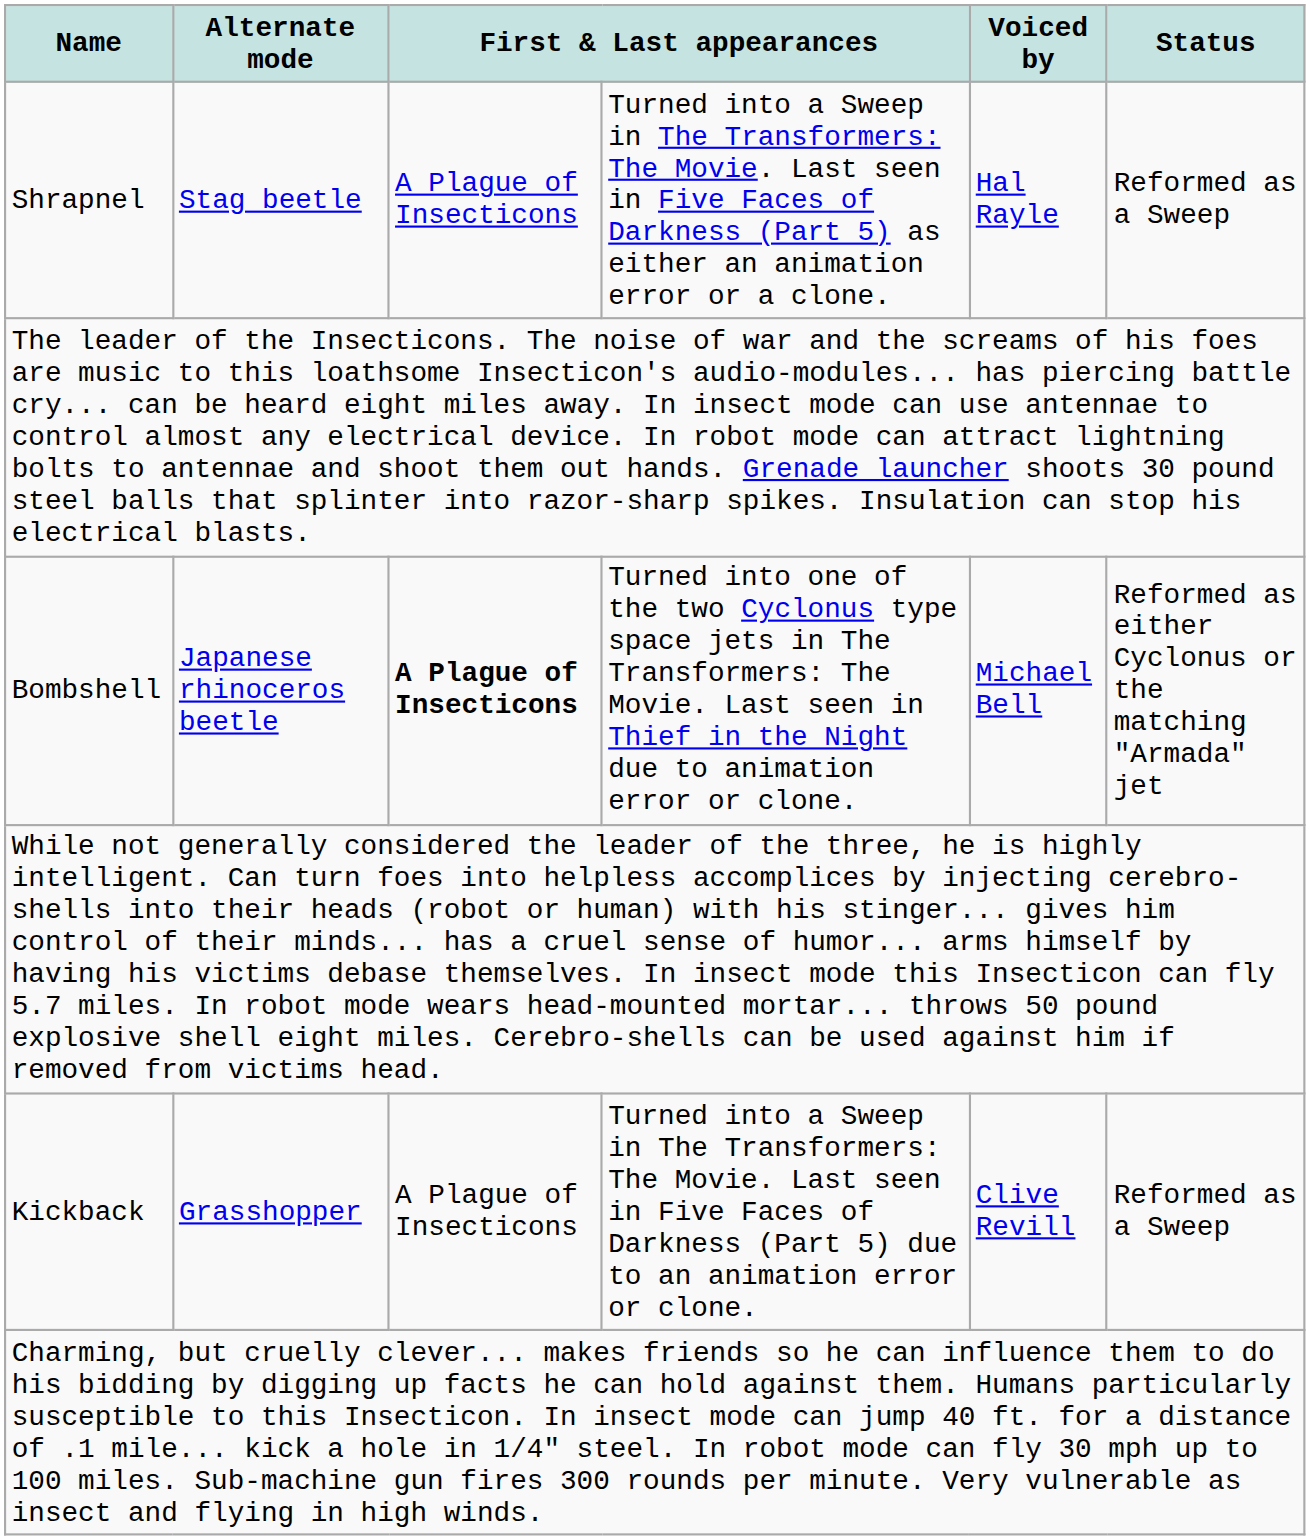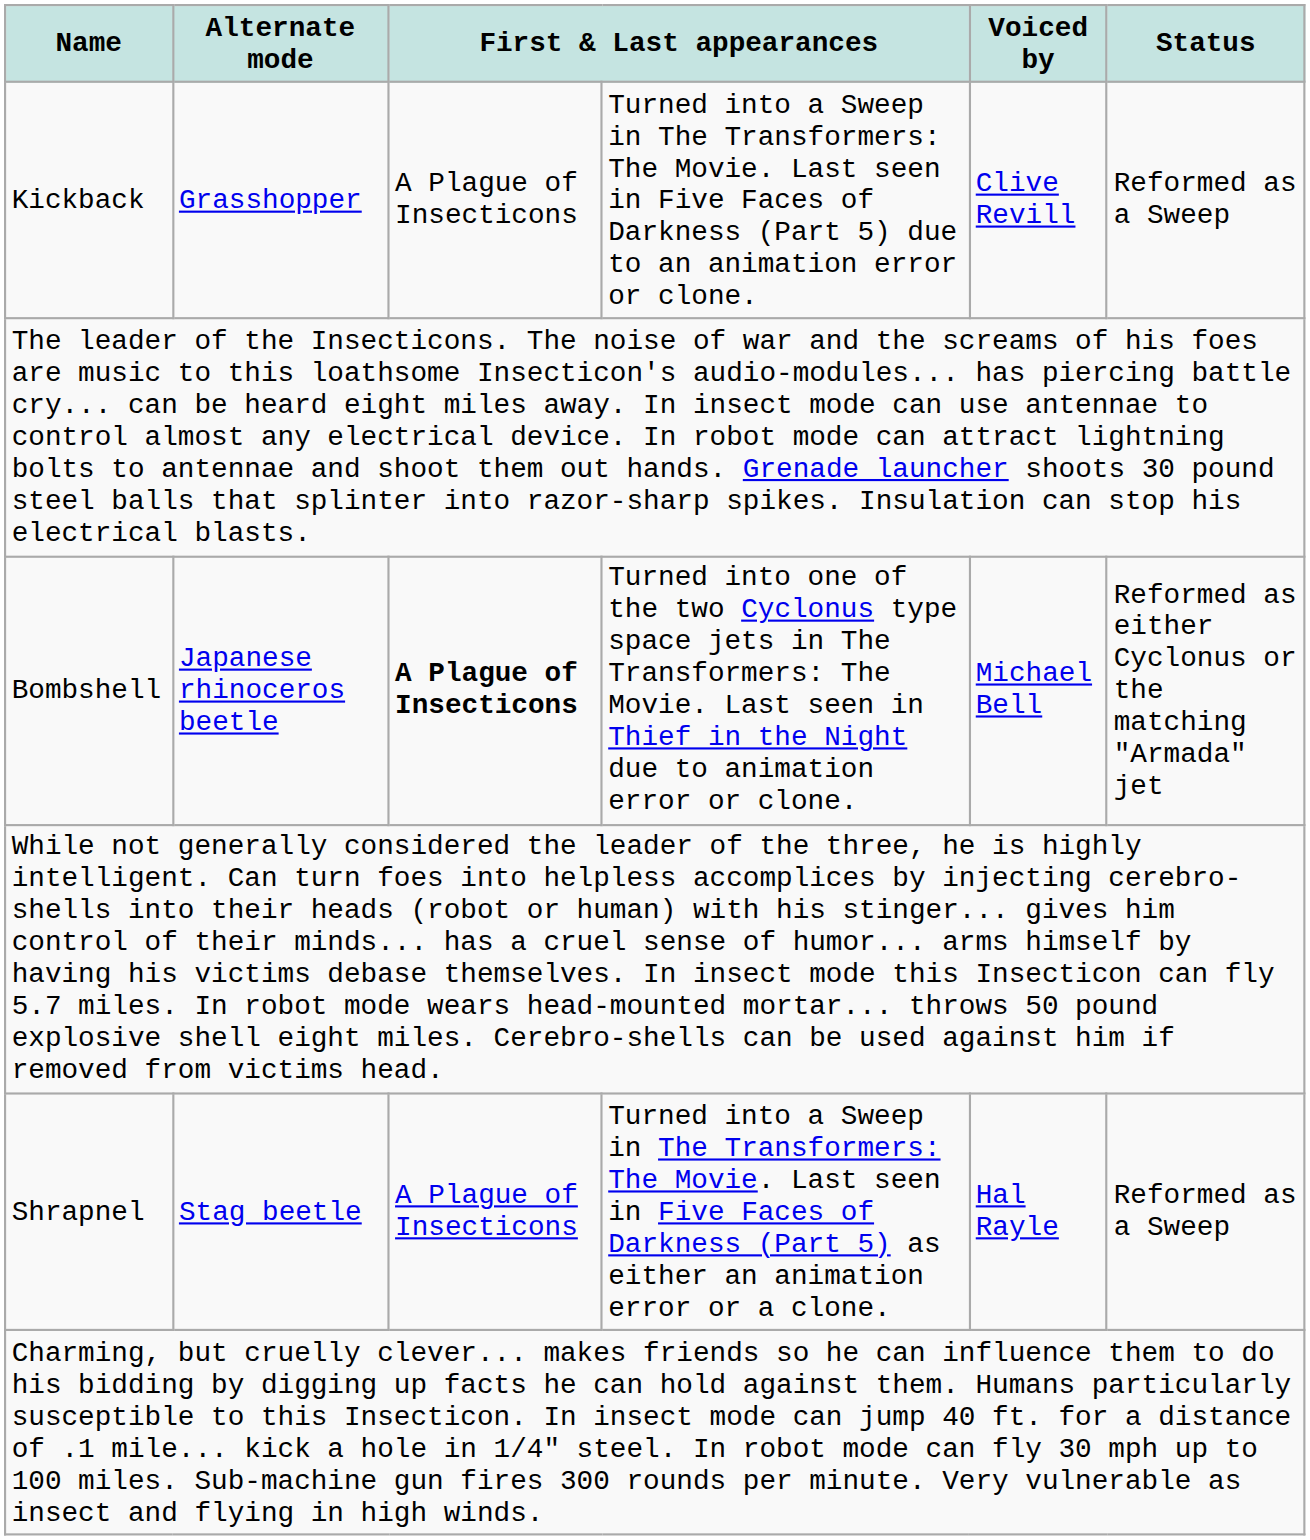rows swapped: (78, 201) <-> (78, 1212)
